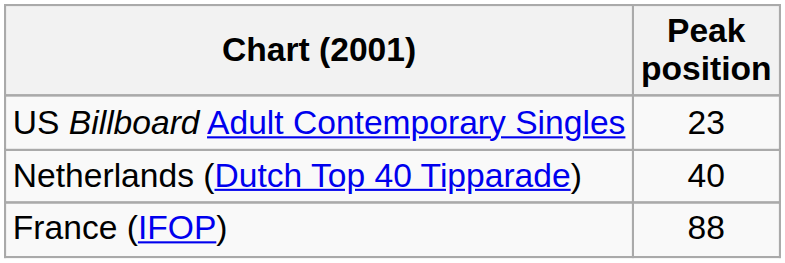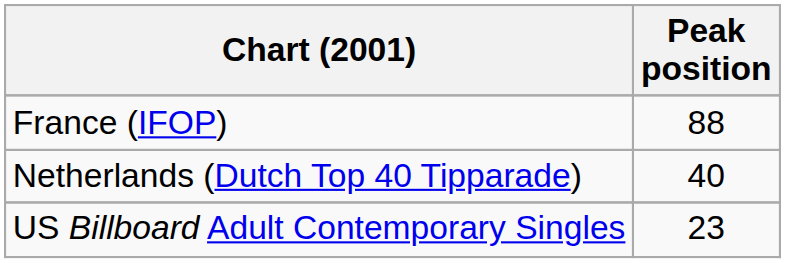rows swapped: (120, 228) <-> (319, 122)
